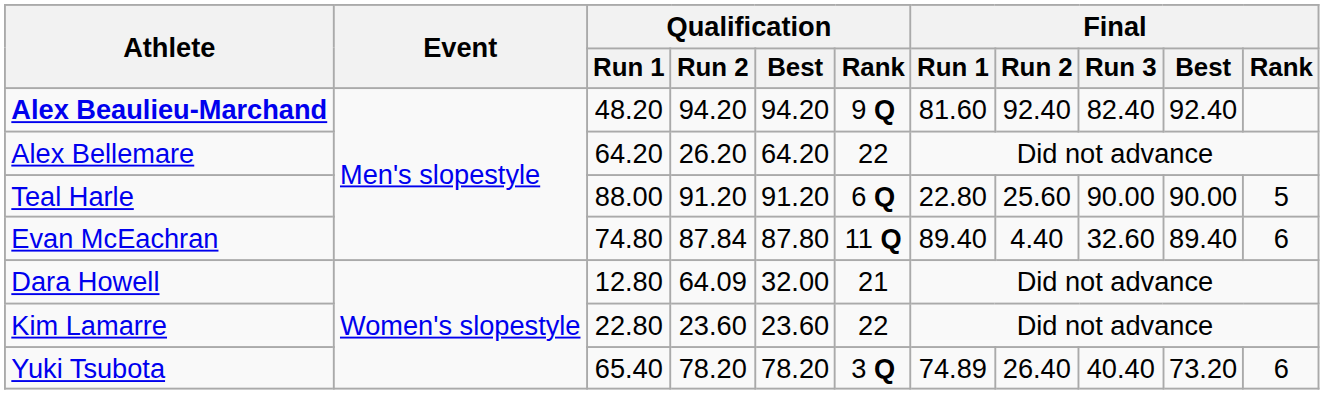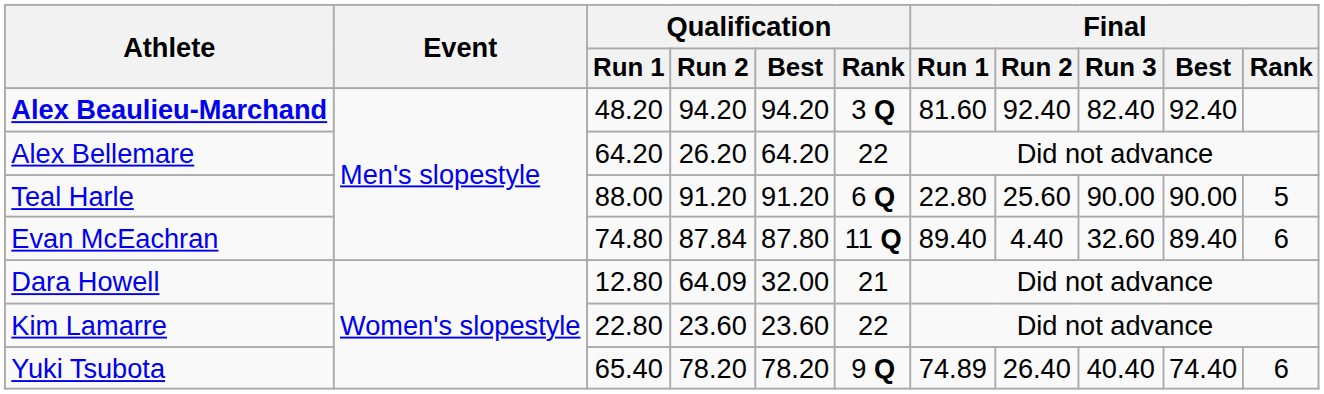(873, 110) 9 Q -> (873, 110) 3 Q
(873, 368) 3 Q -> (873, 368) 9 Q
(1203, 368) 73.20 -> (1203, 368) 74.40
